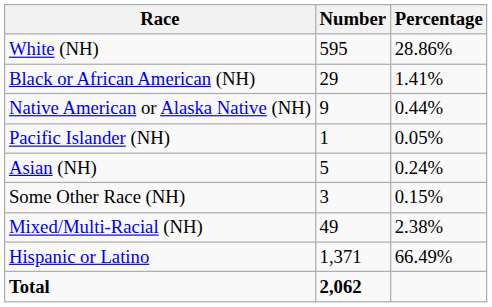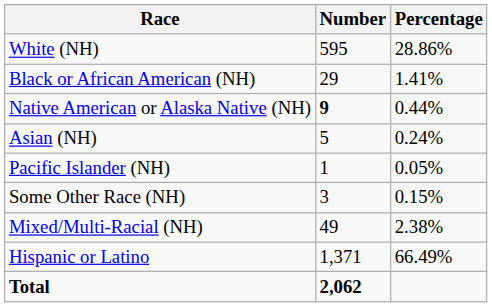(324, 108) normal -> (324, 108) bold
rows swapped: (53, 167) <-> (89, 138)
